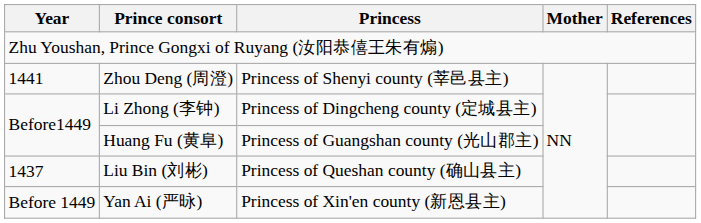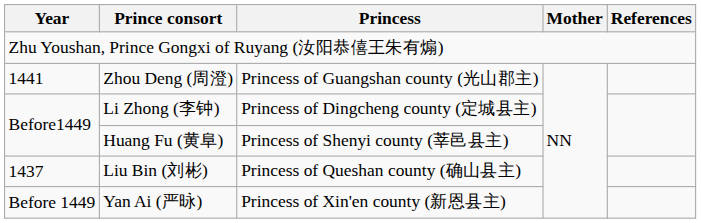(375, 78) Princess of Shenyi county (莘邑县主) -> (390, 78) Princess of Guangshan county (光山郡主)
(390, 139) Princess of Guangshan county (光山郡主) -> (375, 139) Princess of Shenyi county (莘邑县主)
